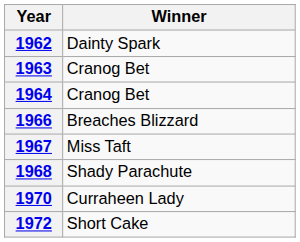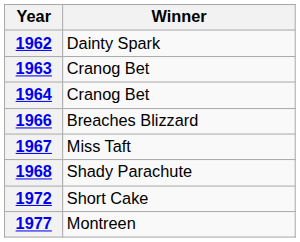- row: (34, 198)
+ row: (34, 224)
